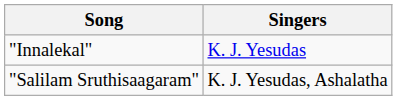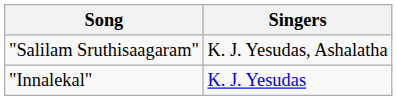rows swapped: (51, 50) <-> (104, 80)
